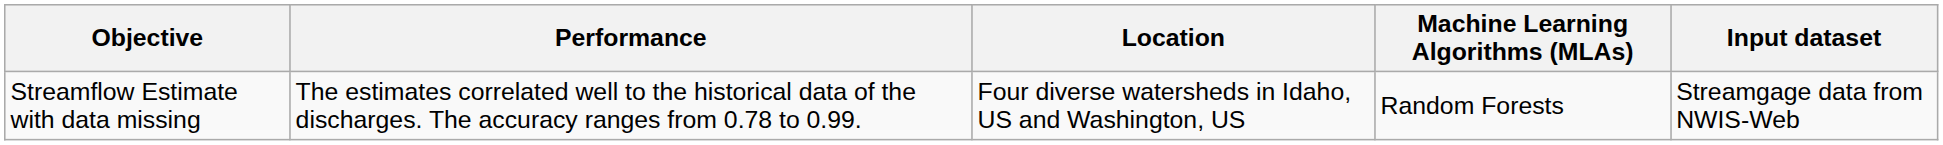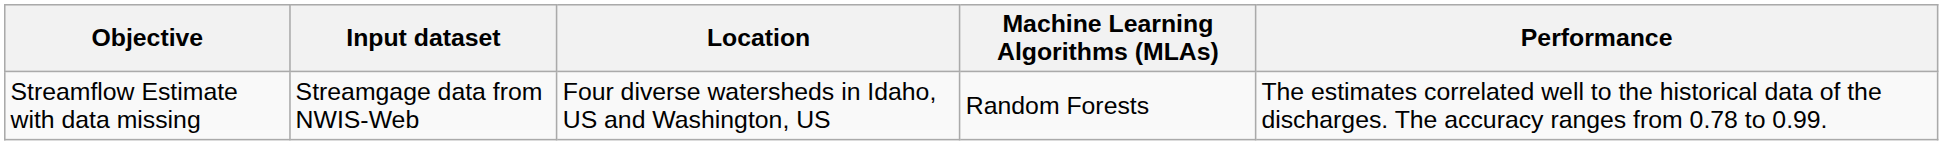columns swapped: (1804, 38) <-> (631, 38)
